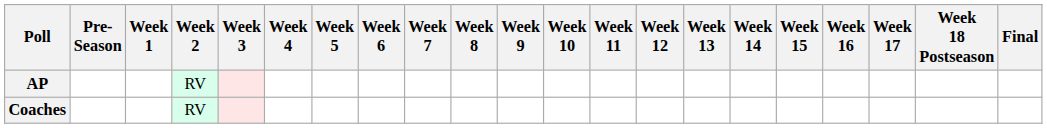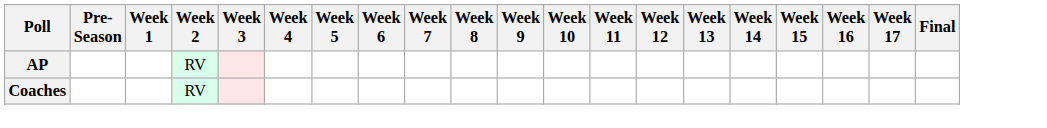- column: (957, 37)
